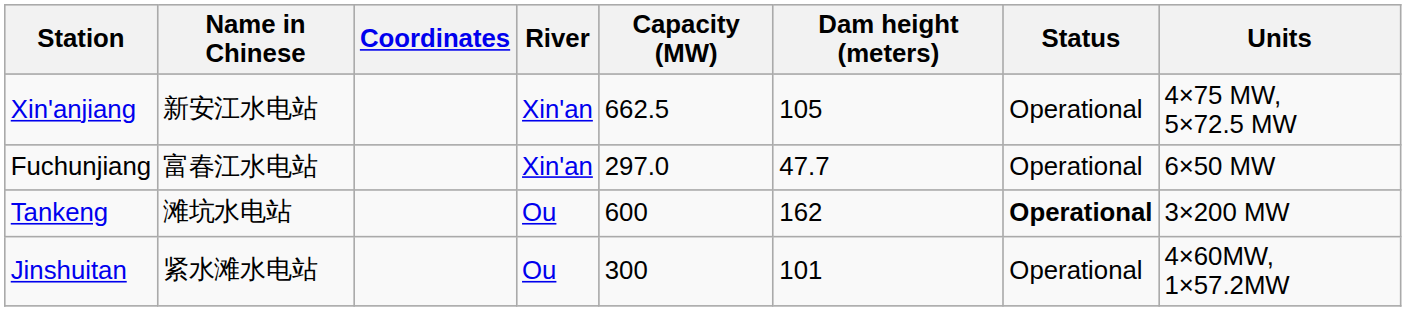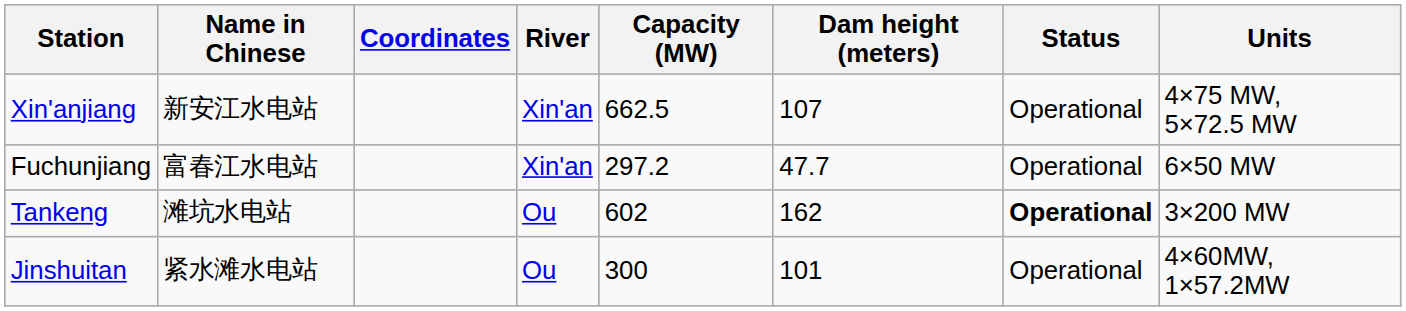(801, 109) 105 -> (801, 109) 107
(637, 167) 297.0 -> (637, 167) 297.2
(626, 212) 600 -> (626, 212) 602
